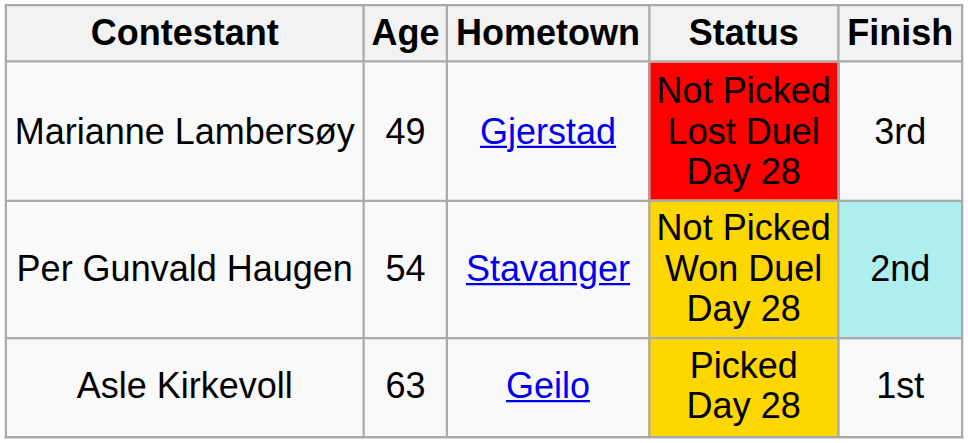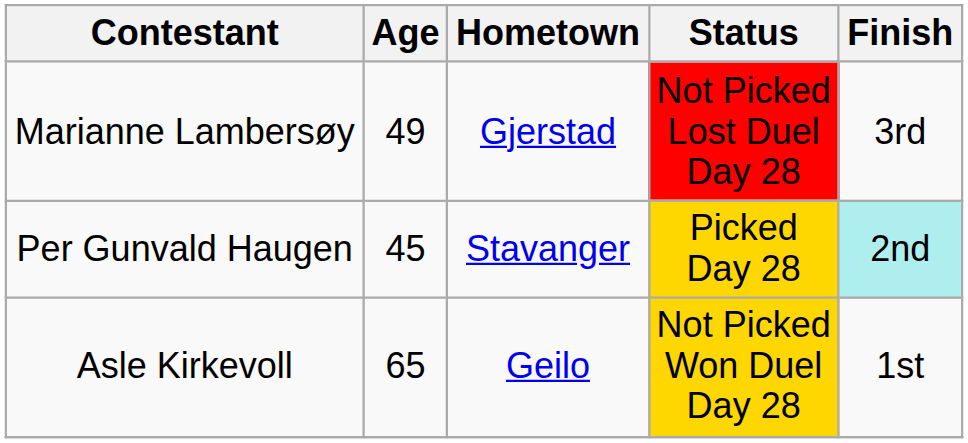(405, 268) 54 -> (405, 248) 45
(744, 268) Not Picked Won Duel Day 28 -> (744, 248) Picked Day 28
(405, 386) 63 -> (405, 366) 65
(744, 386) Picked Day 28 -> (744, 366) Not Picked Won Duel Day 28
